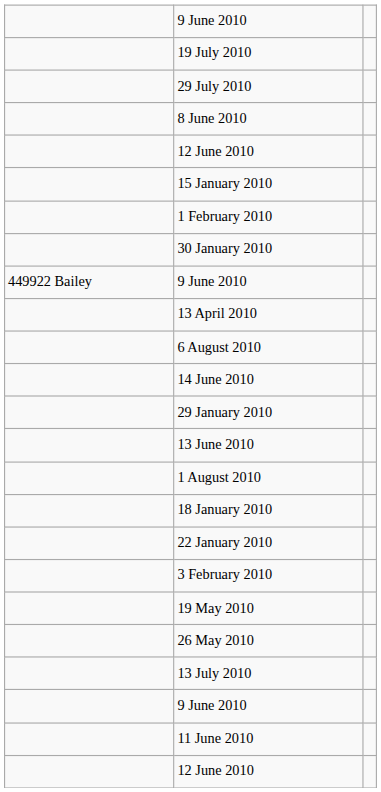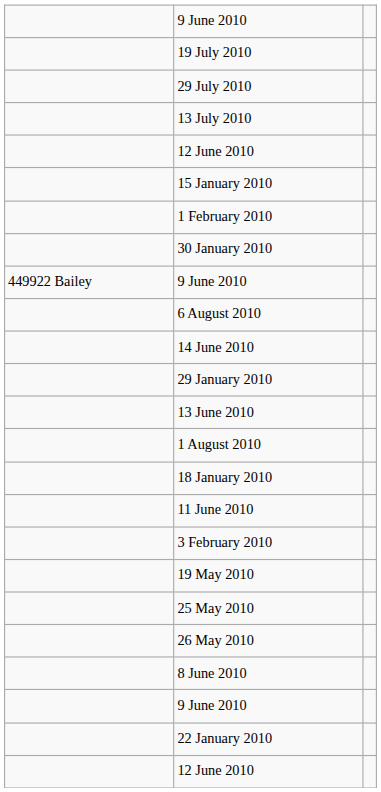rows swapped: (89, 674) <-> (89, 119)
- row: (89, 315)
rows swapped: (89, 543) <-> (89, 739)
+ row: (89, 608)
